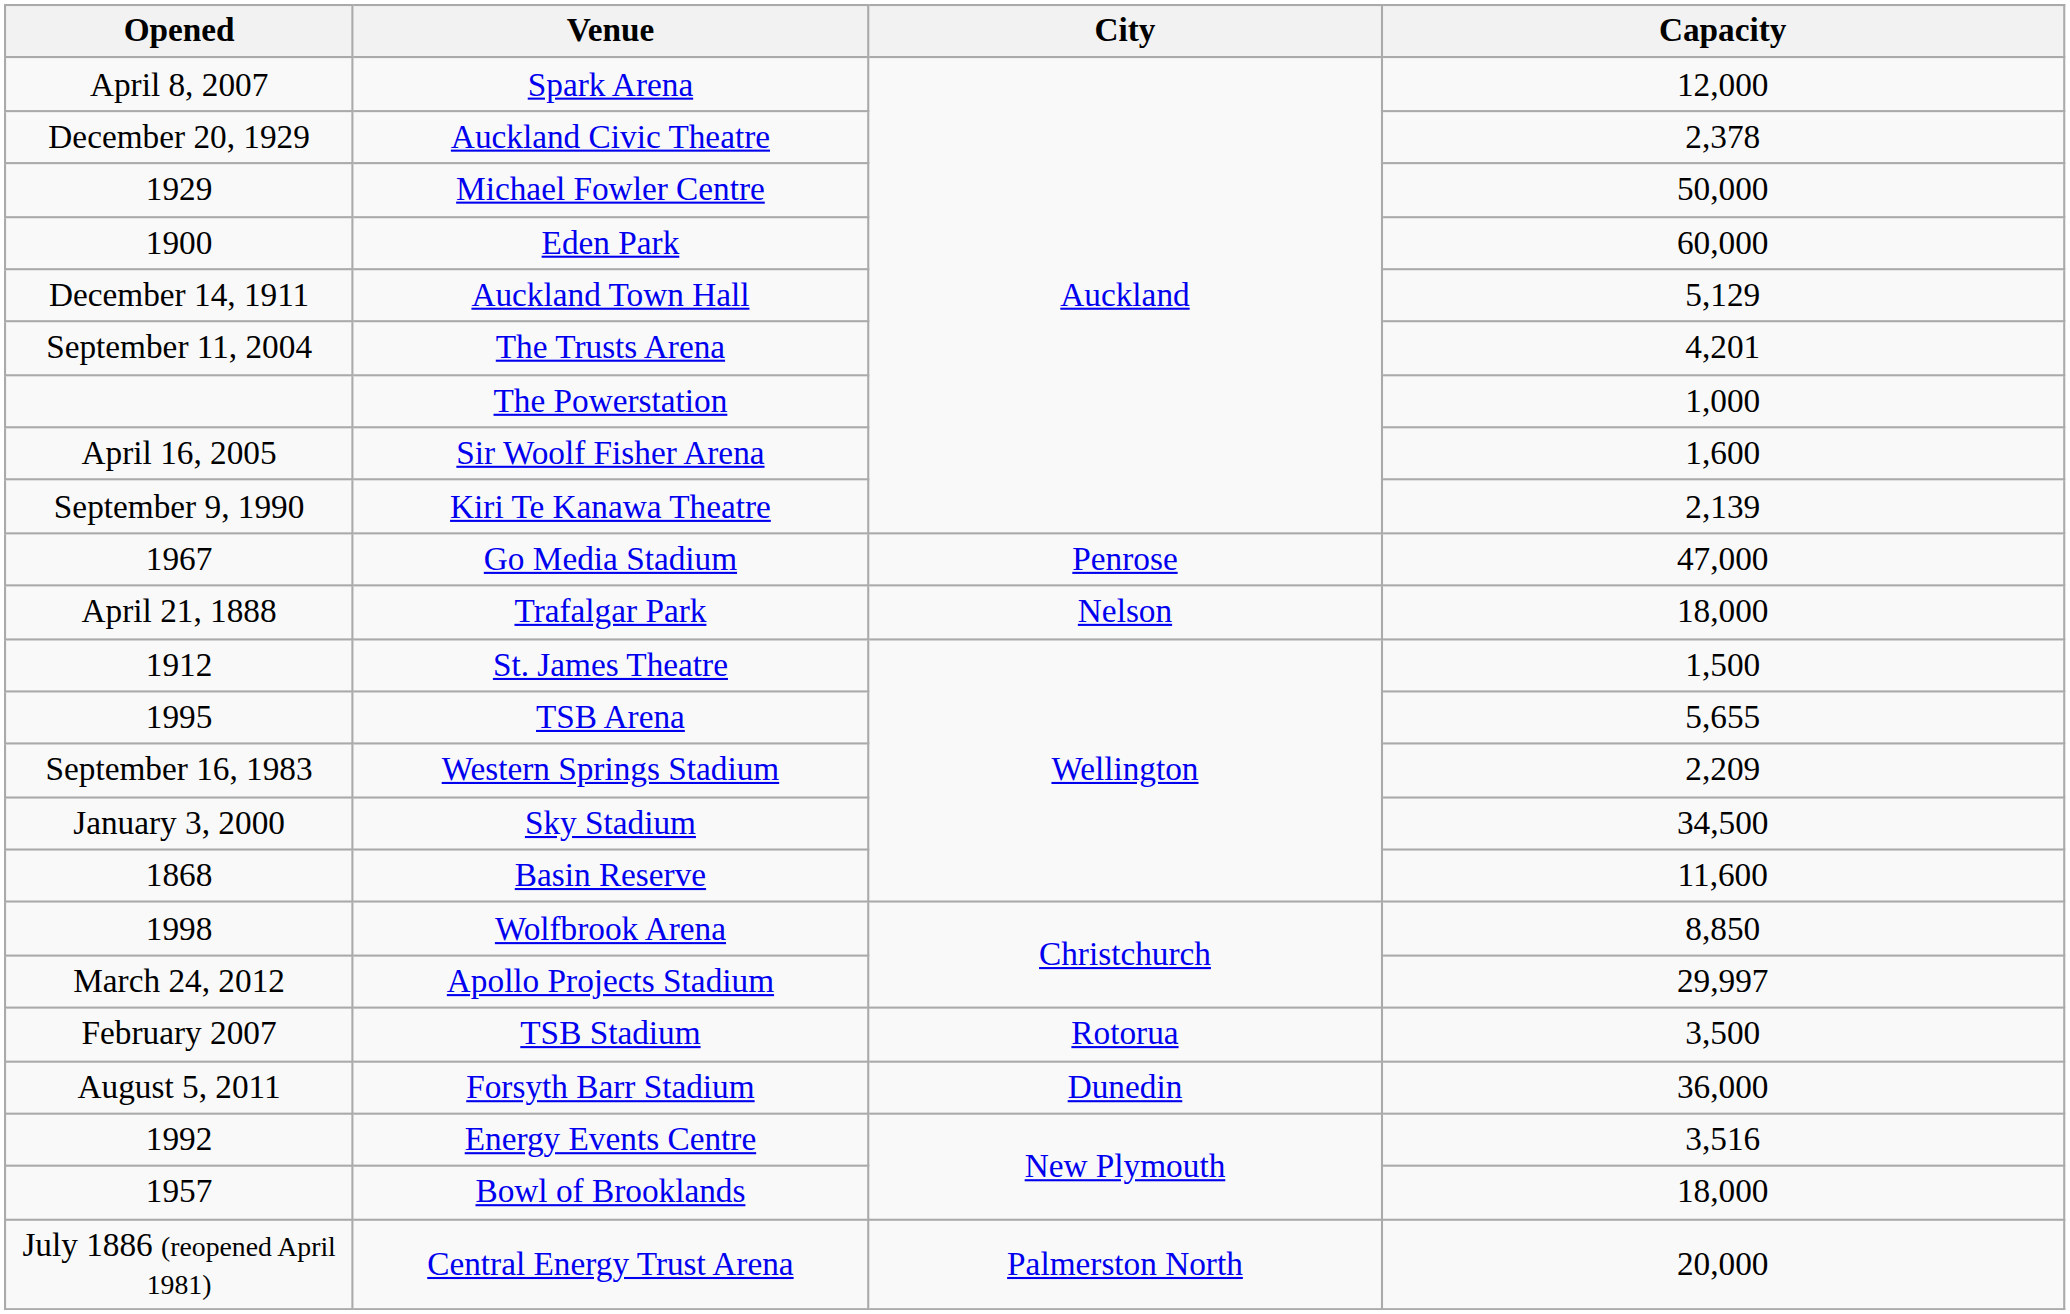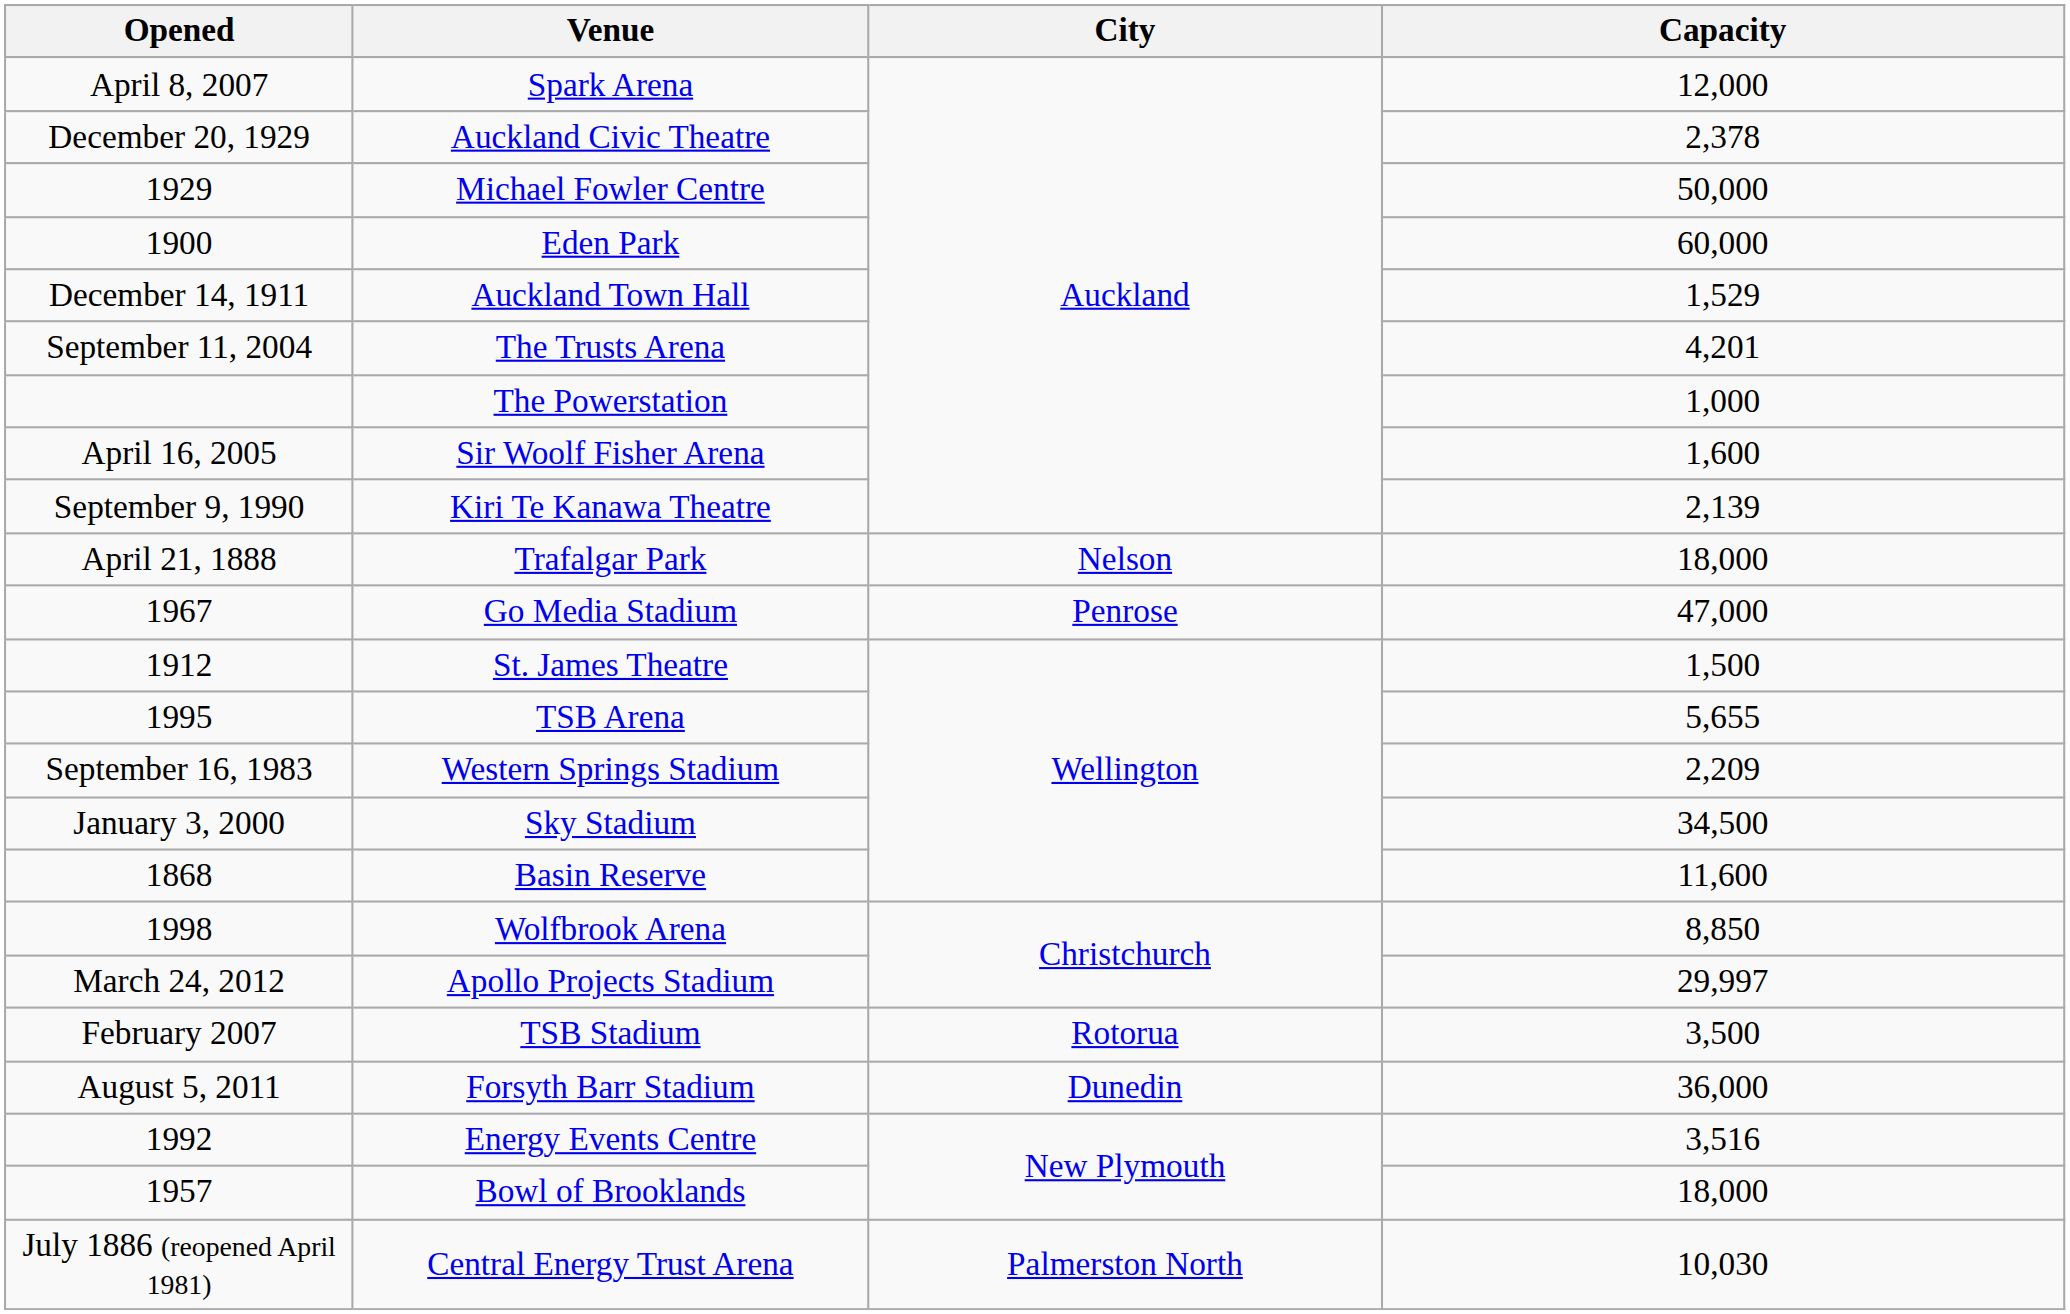(1723, 294) 5,129 -> (1723, 294) 1,529
rows swapped: (179, 558) <-> (179, 611)
(1723, 1263) 20,000 -> (1723, 1263) 10,030
